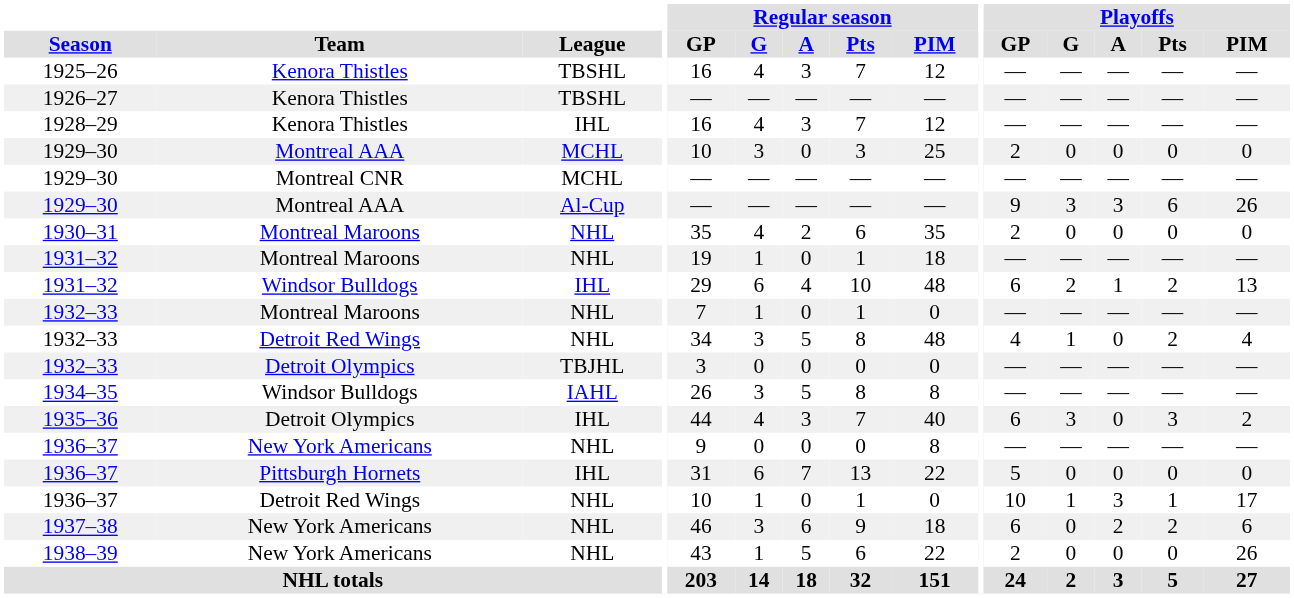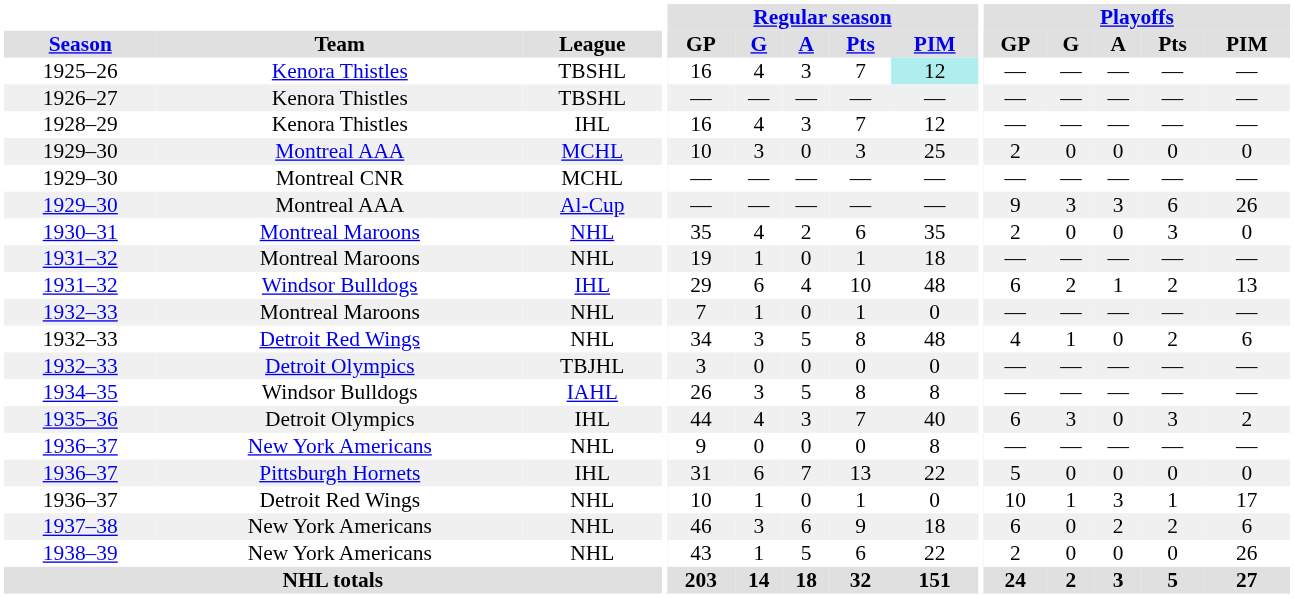(935, 70) no background -> (935, 70) paleturquoise background
(1173, 231) 0 -> (1173, 231) 3
(1247, 338) 4 -> (1247, 338) 6
